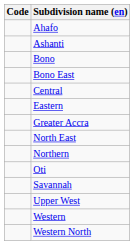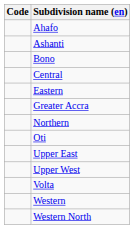- row: (54, 75)
- row: (55, 138)
- row: (53, 185)
+ row: (55, 153)
+ row: (44, 185)
